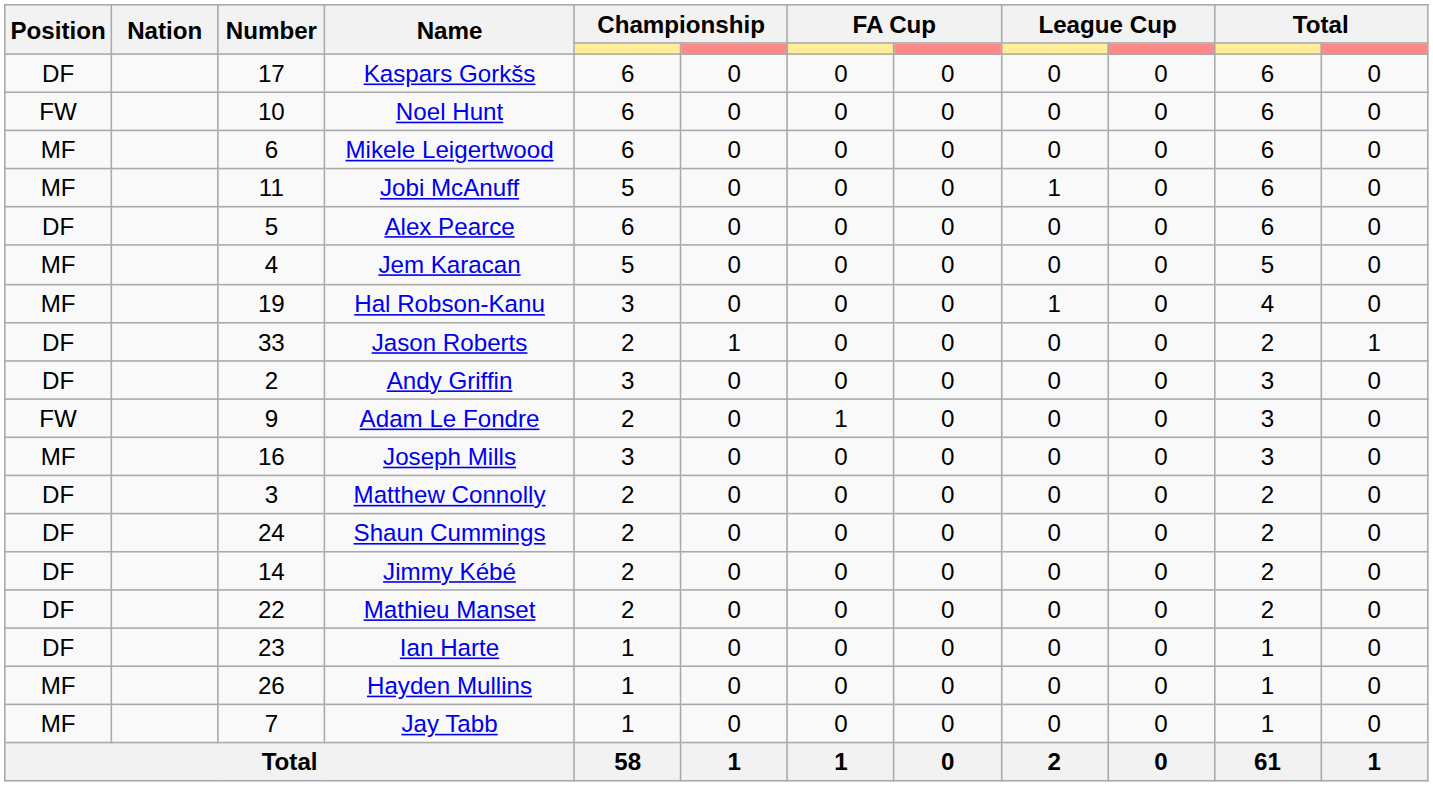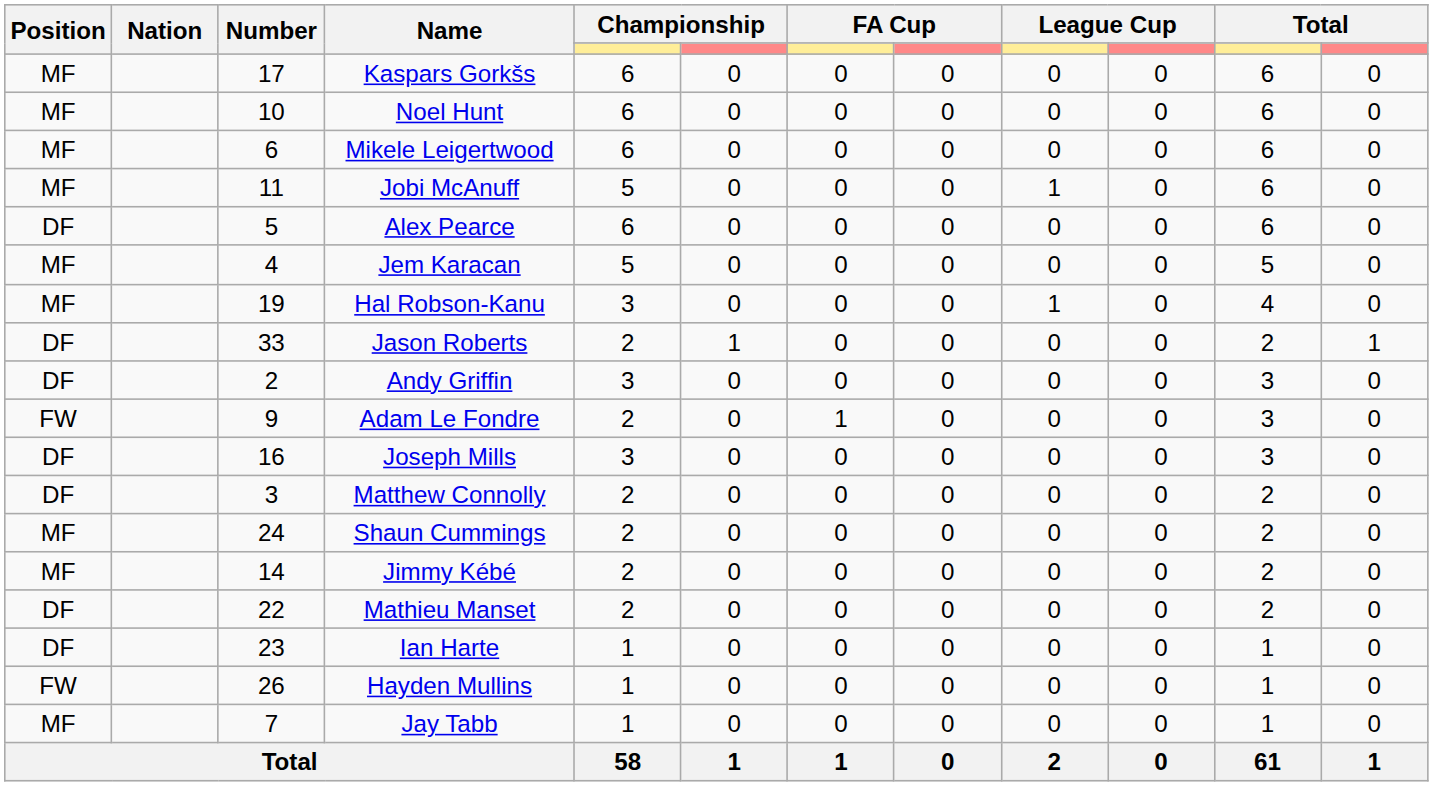(58, 74) DF -> (58, 74) MF
(58, 112) FW -> (58, 112) MF
(58, 456) MF -> (58, 456) DF
(58, 533) DF -> (58, 533) MF
(58, 571) DF -> (58, 571) MF
(58, 686) MF -> (58, 686) FW
